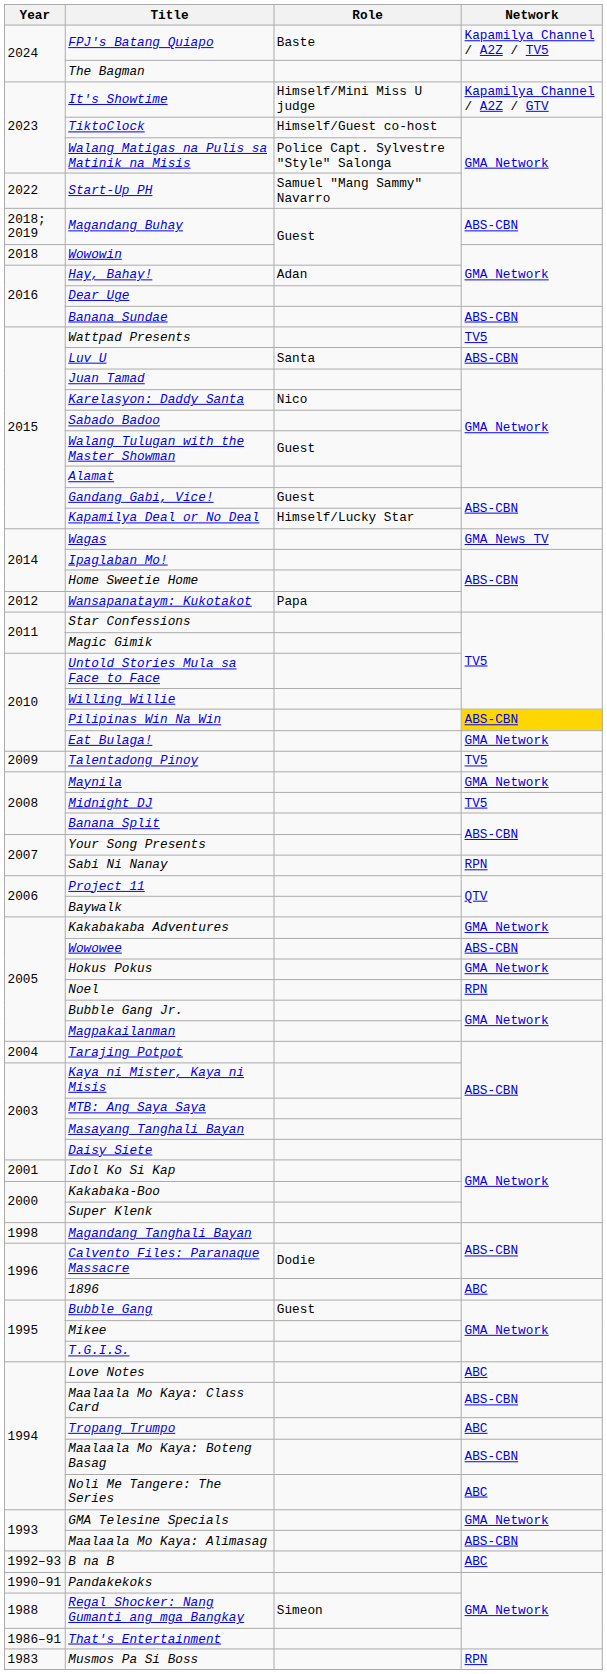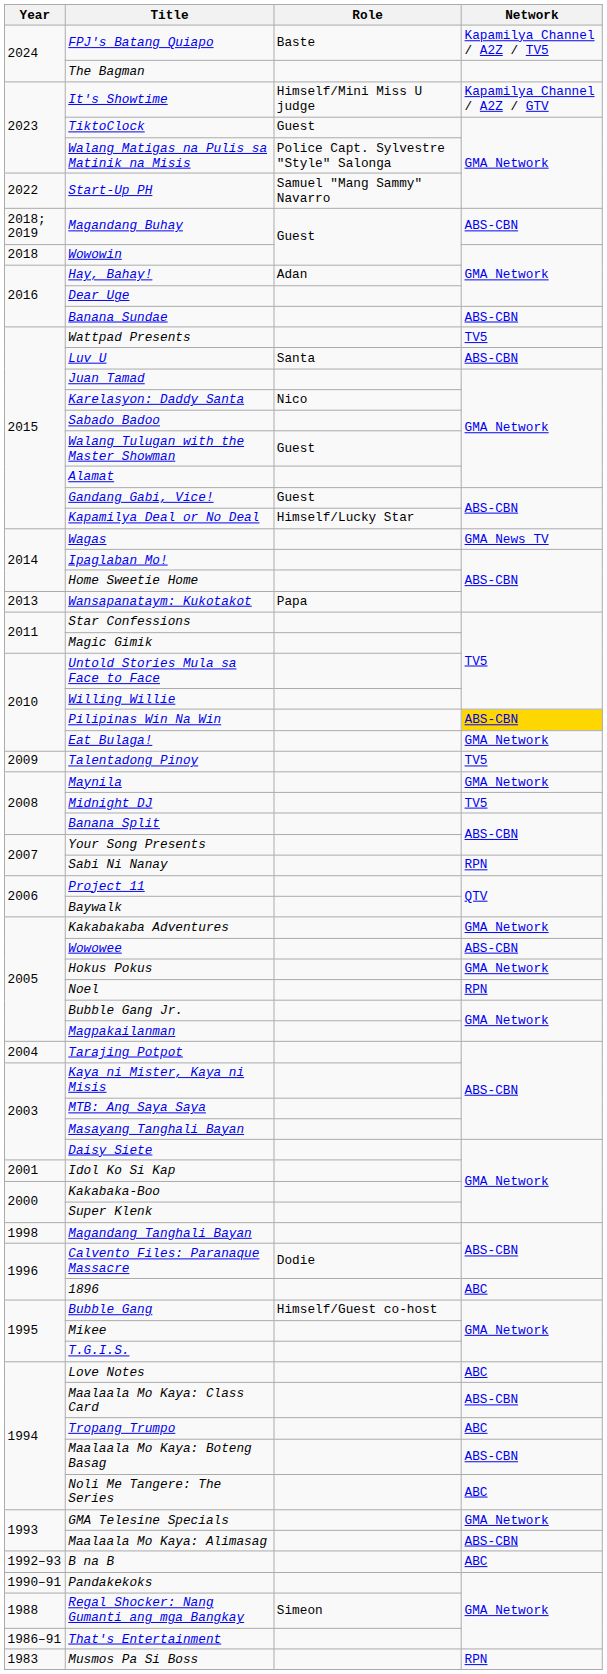(357, 127) Himself/Guest co-host -> (296, 127) Guest
(23, 601) 2012 -> (23, 601) 2013
(296, 1310) Guest -> (357, 1310) Himself/Guest co-host
